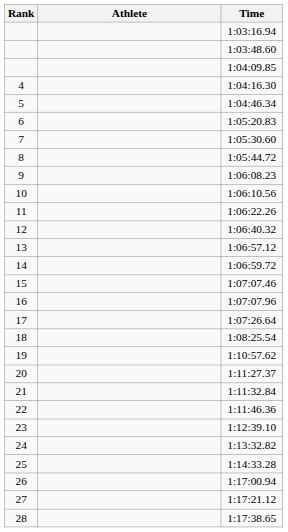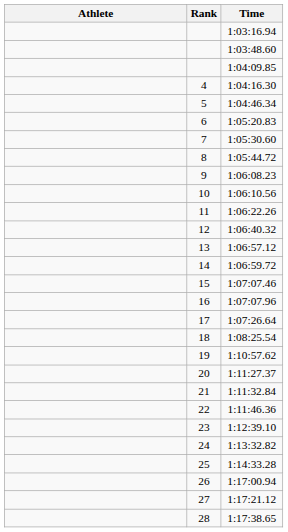columns swapped: (21, 13) <-> (129, 13)
